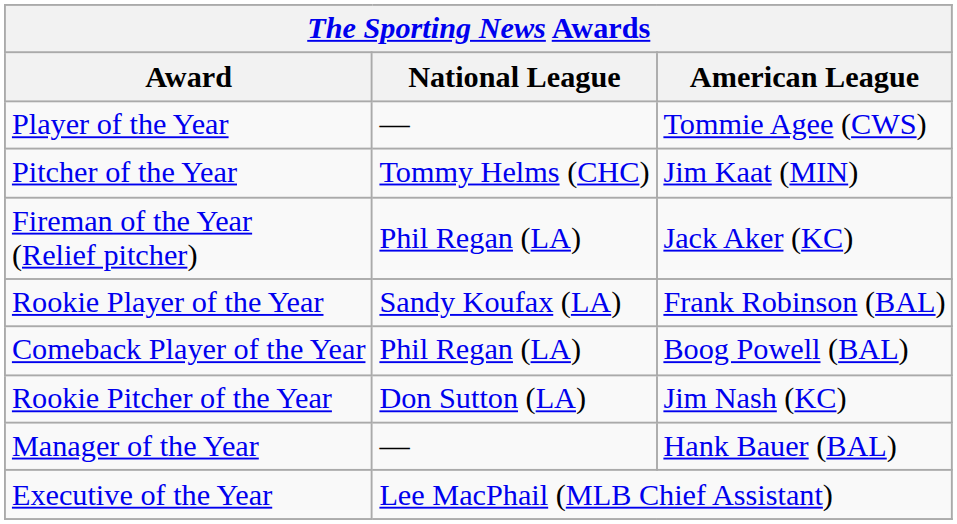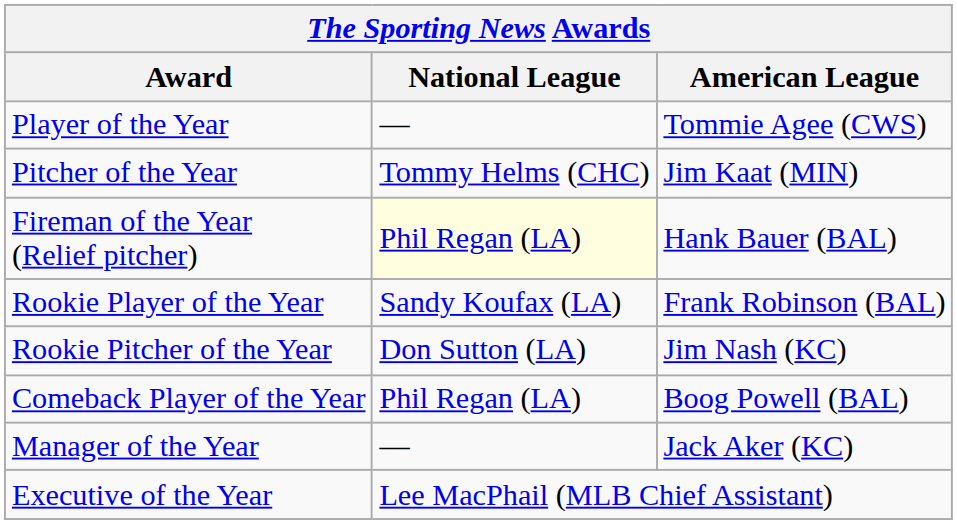(480, 237) no background -> (480, 237) lightyellow background
(758, 237) Jack Aker (KC) -> (780, 237) Hank Bauer (BAL)
rows swapped: (172, 398) <-> (189, 350)
(780, 446) Hank Bauer (BAL) -> (758, 446) Jack Aker (KC)
